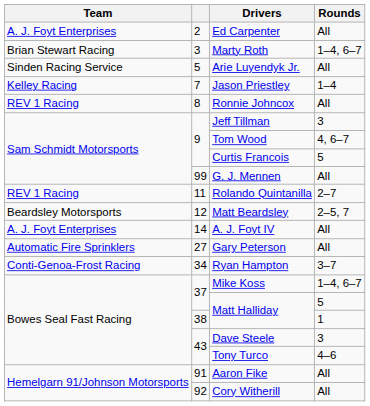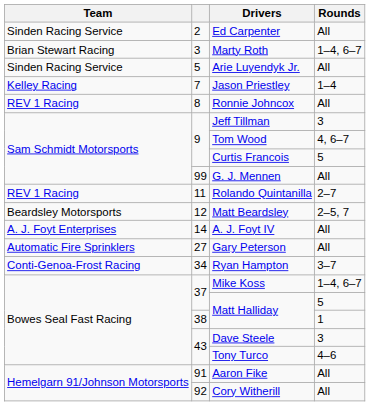(62, 31) A. J. Foyt Enterprises -> (65, 31) Sinden Racing Service
